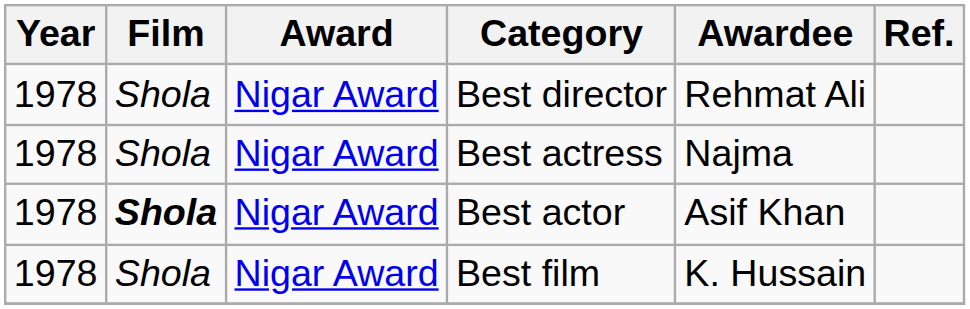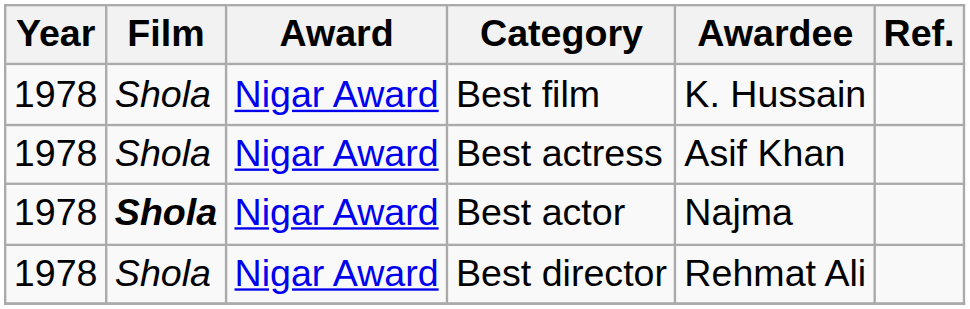rows swapped: (528, 272) <-> (562, 93)
(739, 153) Najma -> (765, 153) Asif Khan
(765, 213) Asif Khan -> (739, 213) Najma
